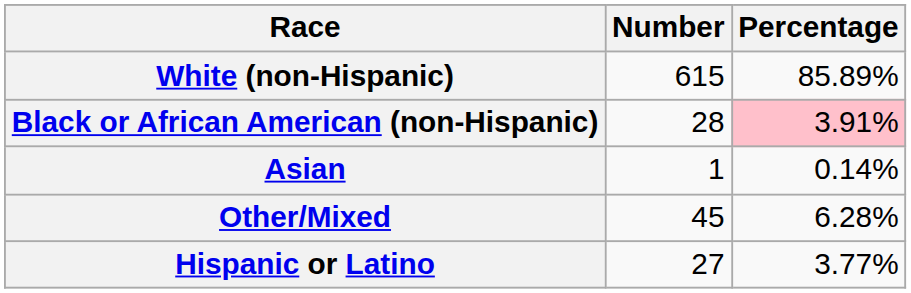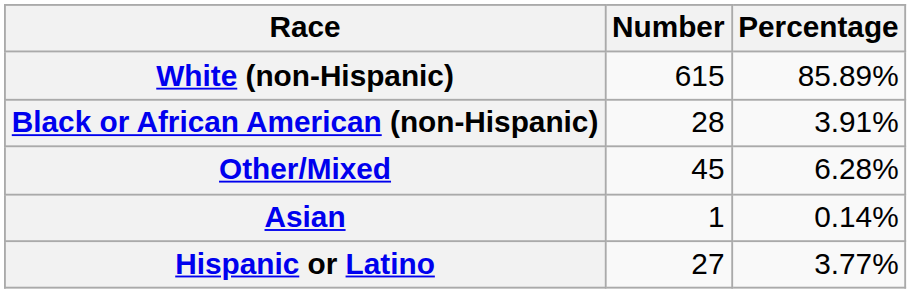(856, 122) pink background -> (856, 122) no background
rows swapped: (305, 169) <-> (305, 216)
